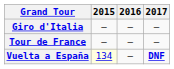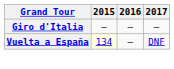- row: (48, 41)
(156, 56) bold -> (156, 41) normal
